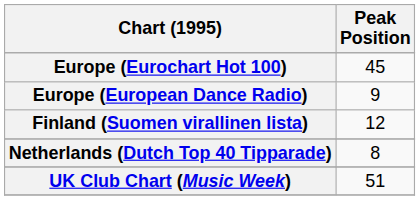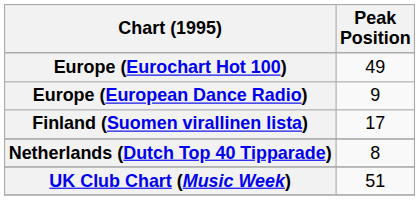(375, 67) 45 -> (375, 67) 49
(375, 124) 12 -> (375, 124) 17
